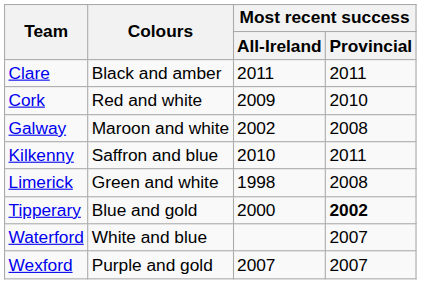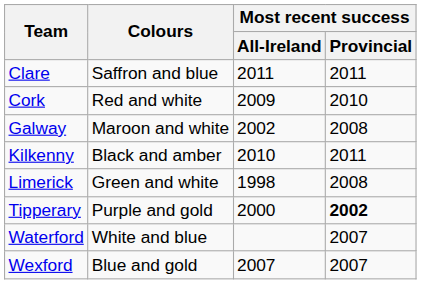(157, 73) Black and amber -> (155, 73) Saffron and blue
(155, 155) Saffron and blue -> (157, 155) Black and amber
(145, 210) Blue and gold -> (152, 210) Purple and gold
(152, 264) Purple and gold -> (145, 264) Blue and gold
